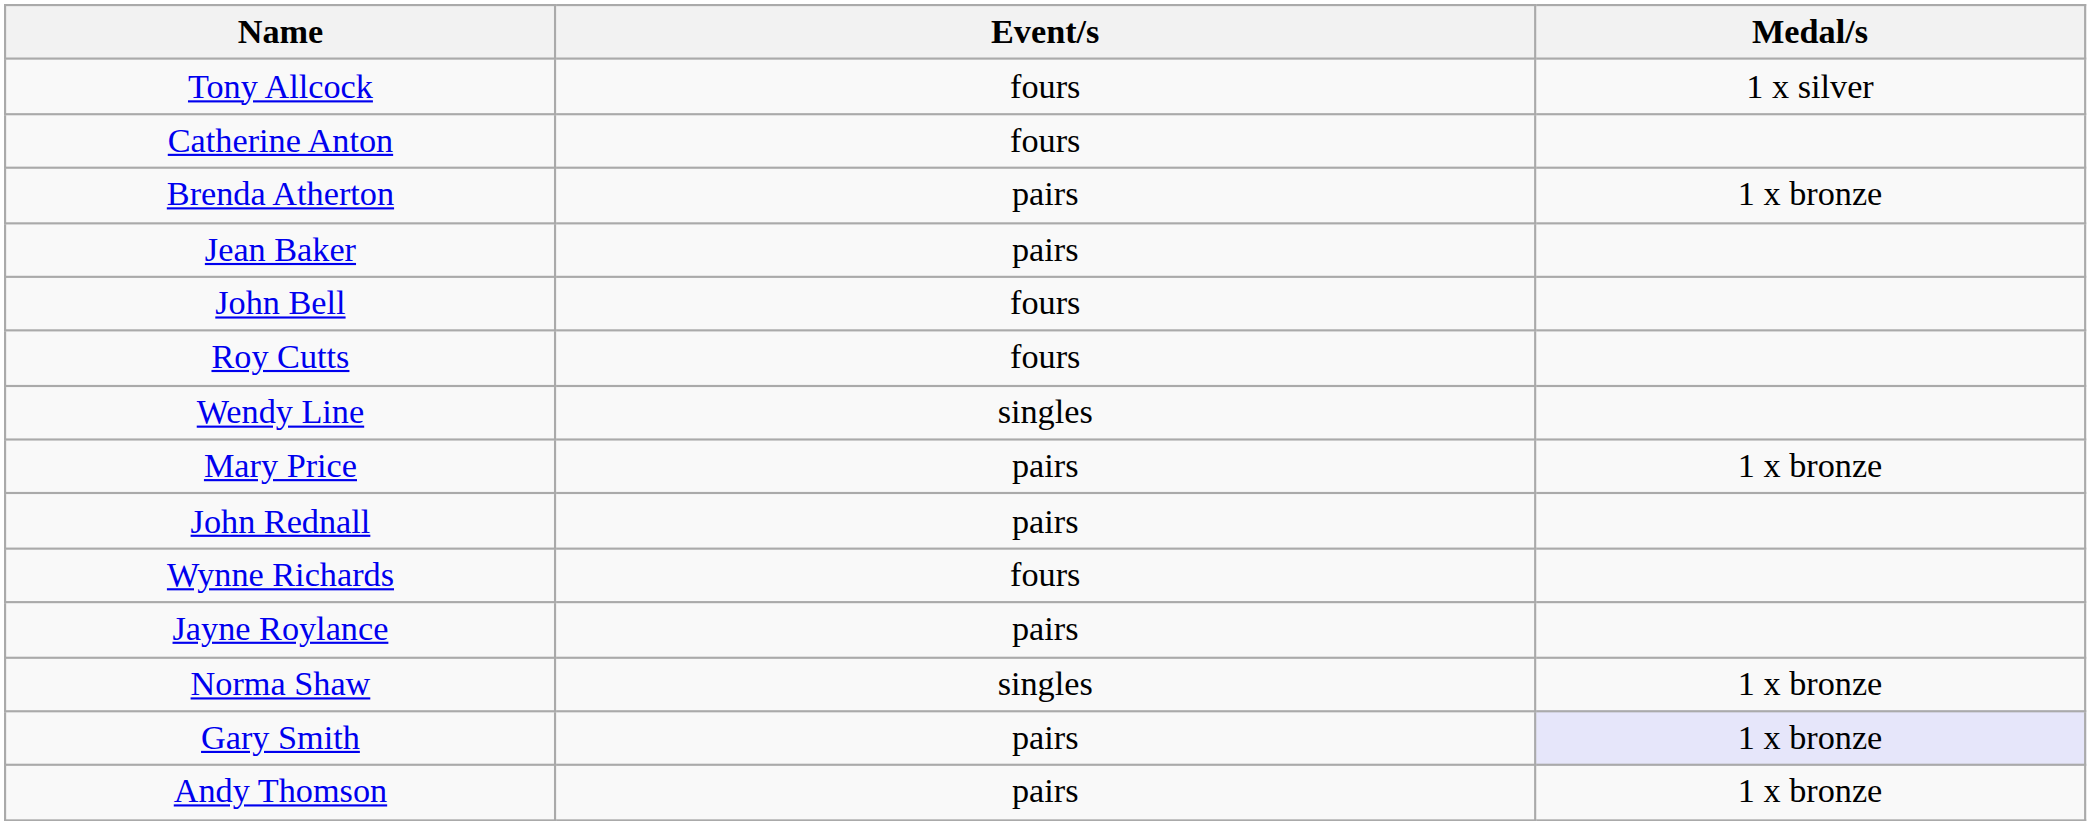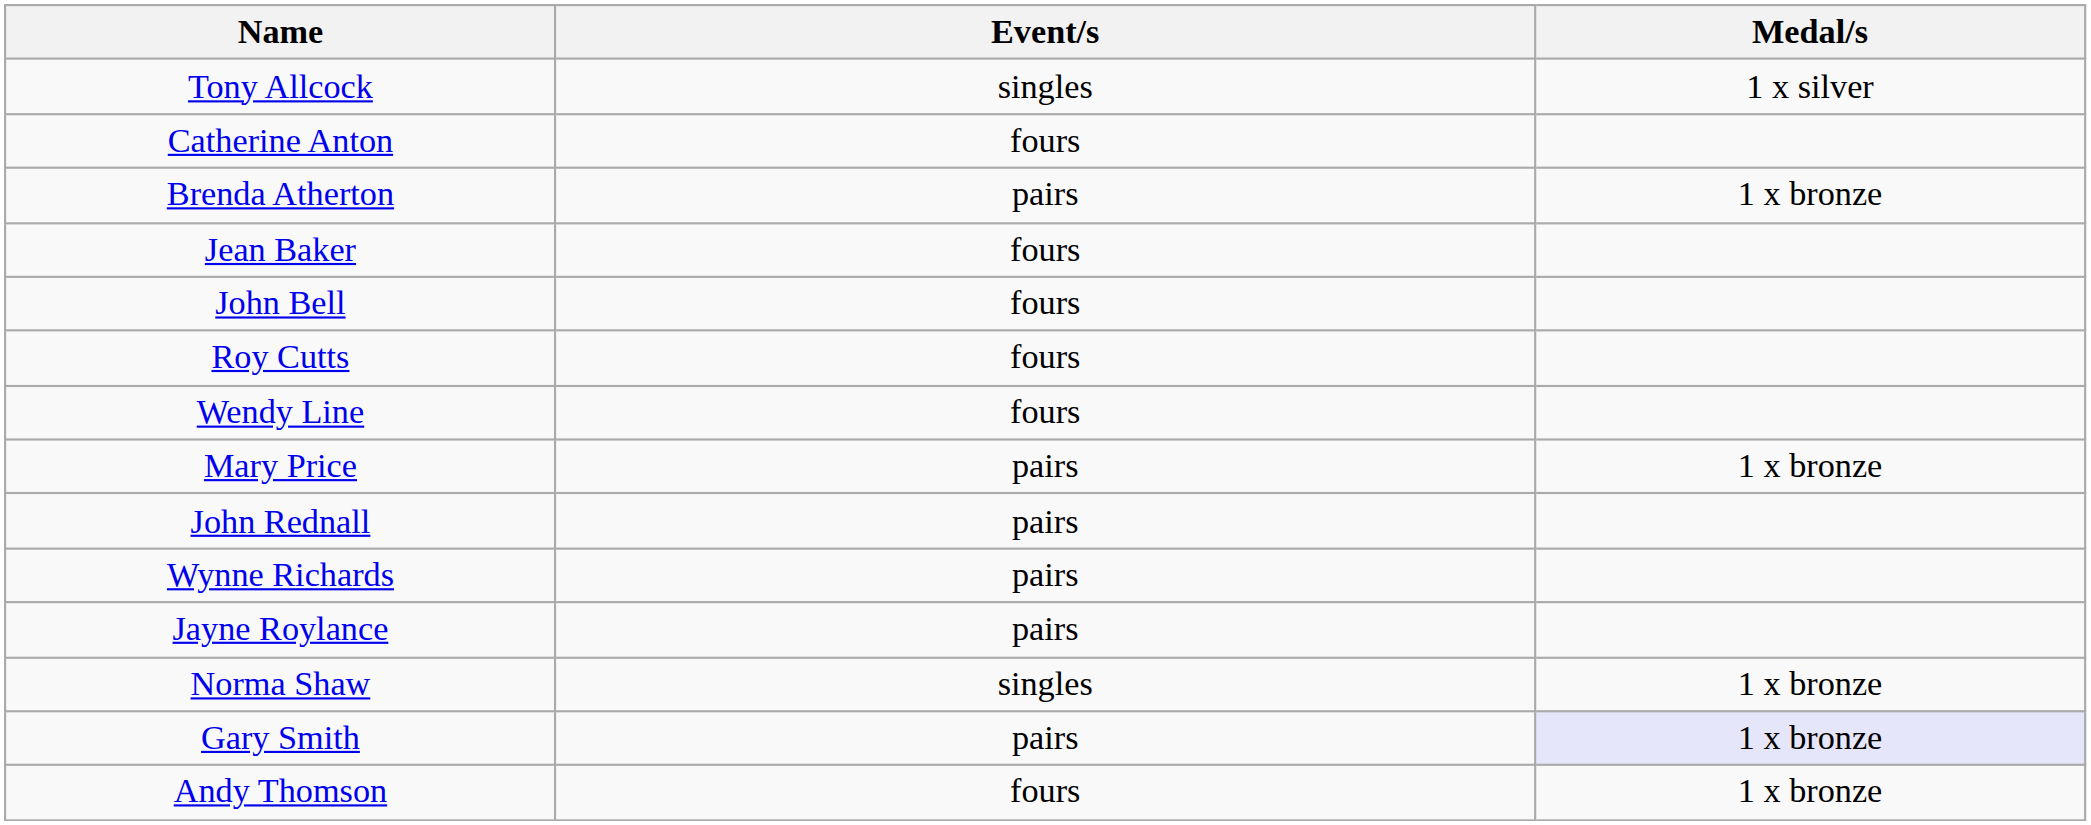(1045, 85) fours -> (1045, 85) singles
(1045, 248) pairs -> (1045, 248) fours
(1045, 411) singles -> (1045, 411) fours
(1045, 574) fours -> (1045, 574) pairs
(1045, 791) pairs -> (1045, 791) fours
